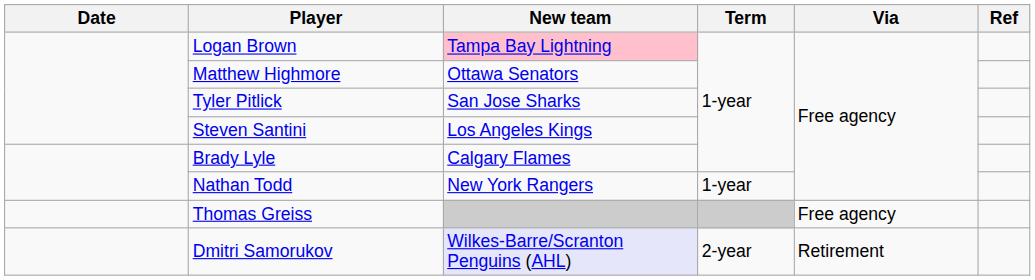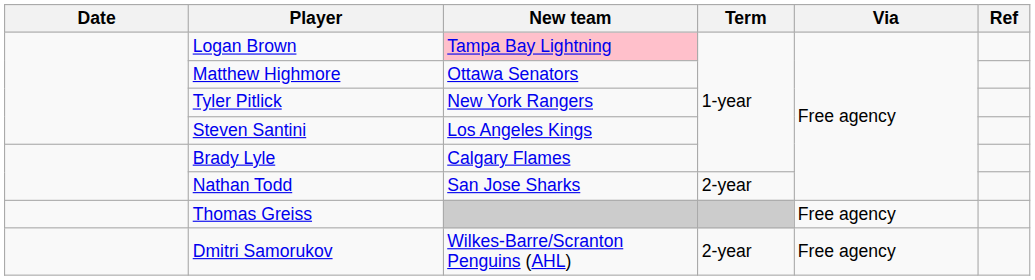(514, 102) San Jose Sharks -> (520, 102) New York Rangers
(520, 185) New York Rangers -> (514, 185) San Jose Sharks
(727, 185) 1-year -> (727, 185) 2-year
(535, 251) lavender background -> (535, 251) no background
(841, 251) Retirement -> (847, 251) Free agency
